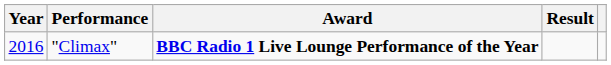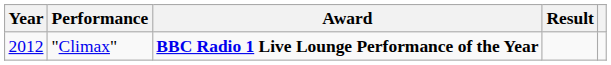(26, 45) 2016 -> (26, 45) 2012
